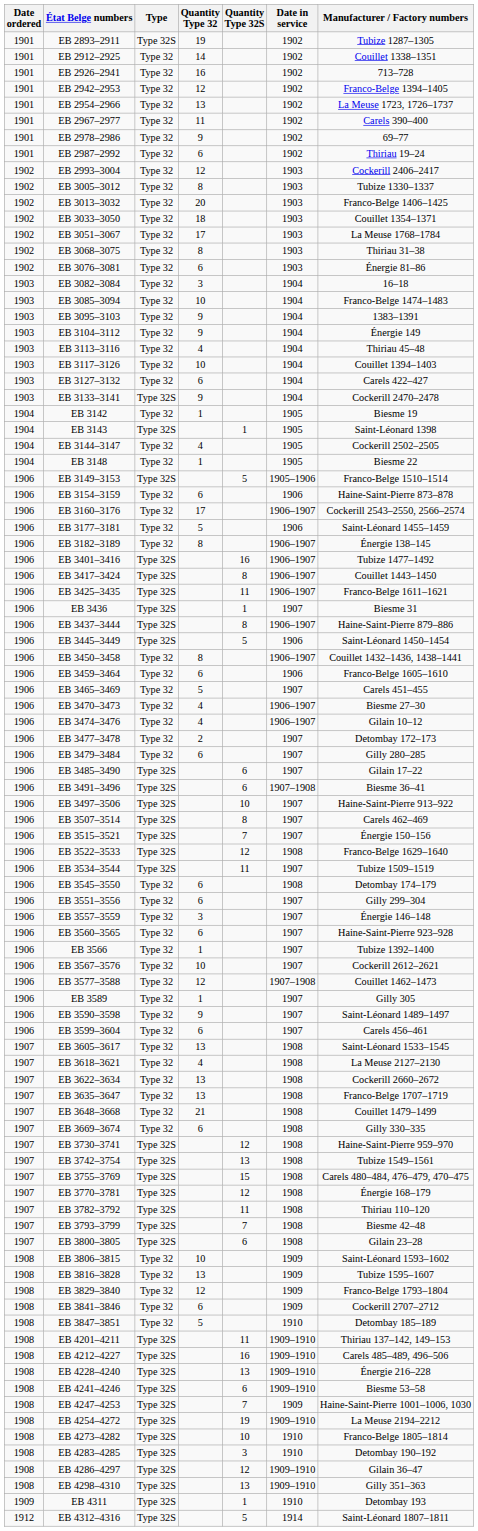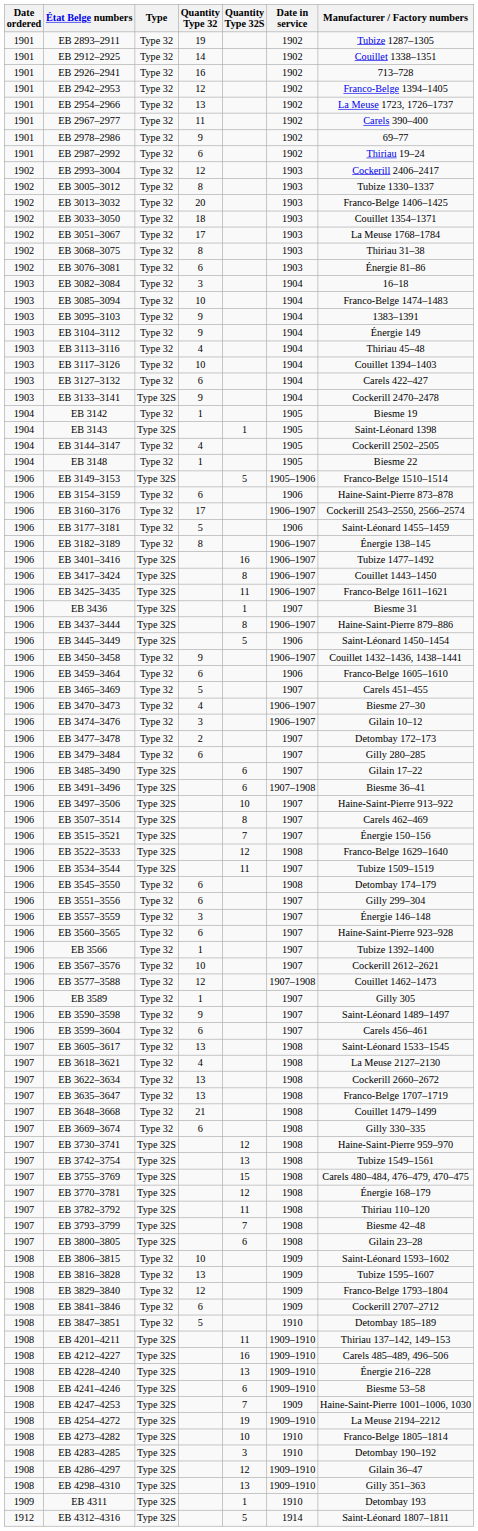(157, 40) Type 32S -> (157, 40) Type 32
(200, 657) 8 -> (200, 657) 9
(200, 722) 4 -> (200, 722) 3
